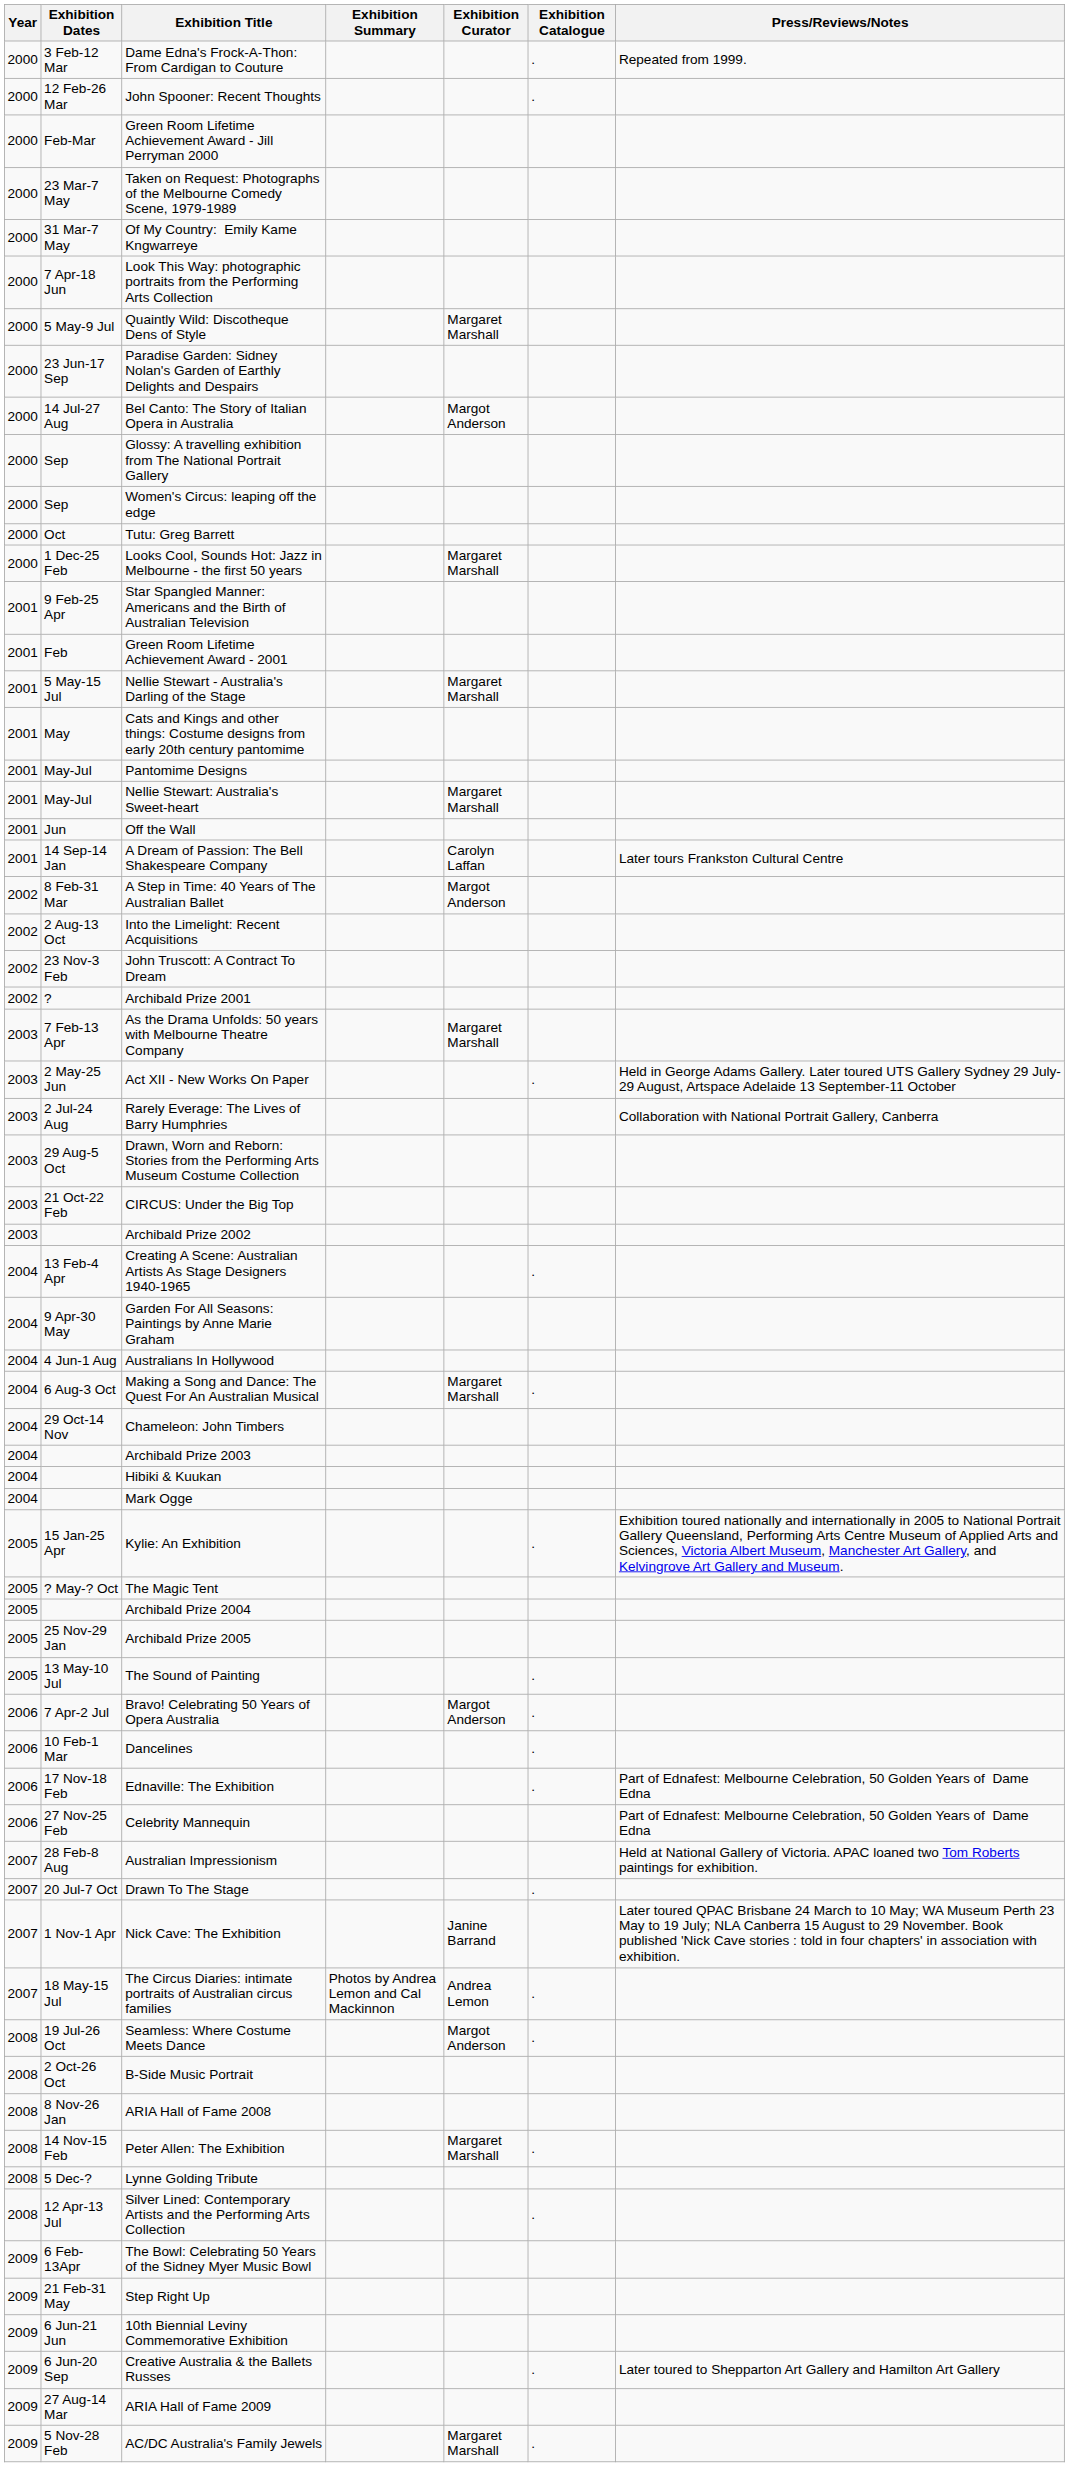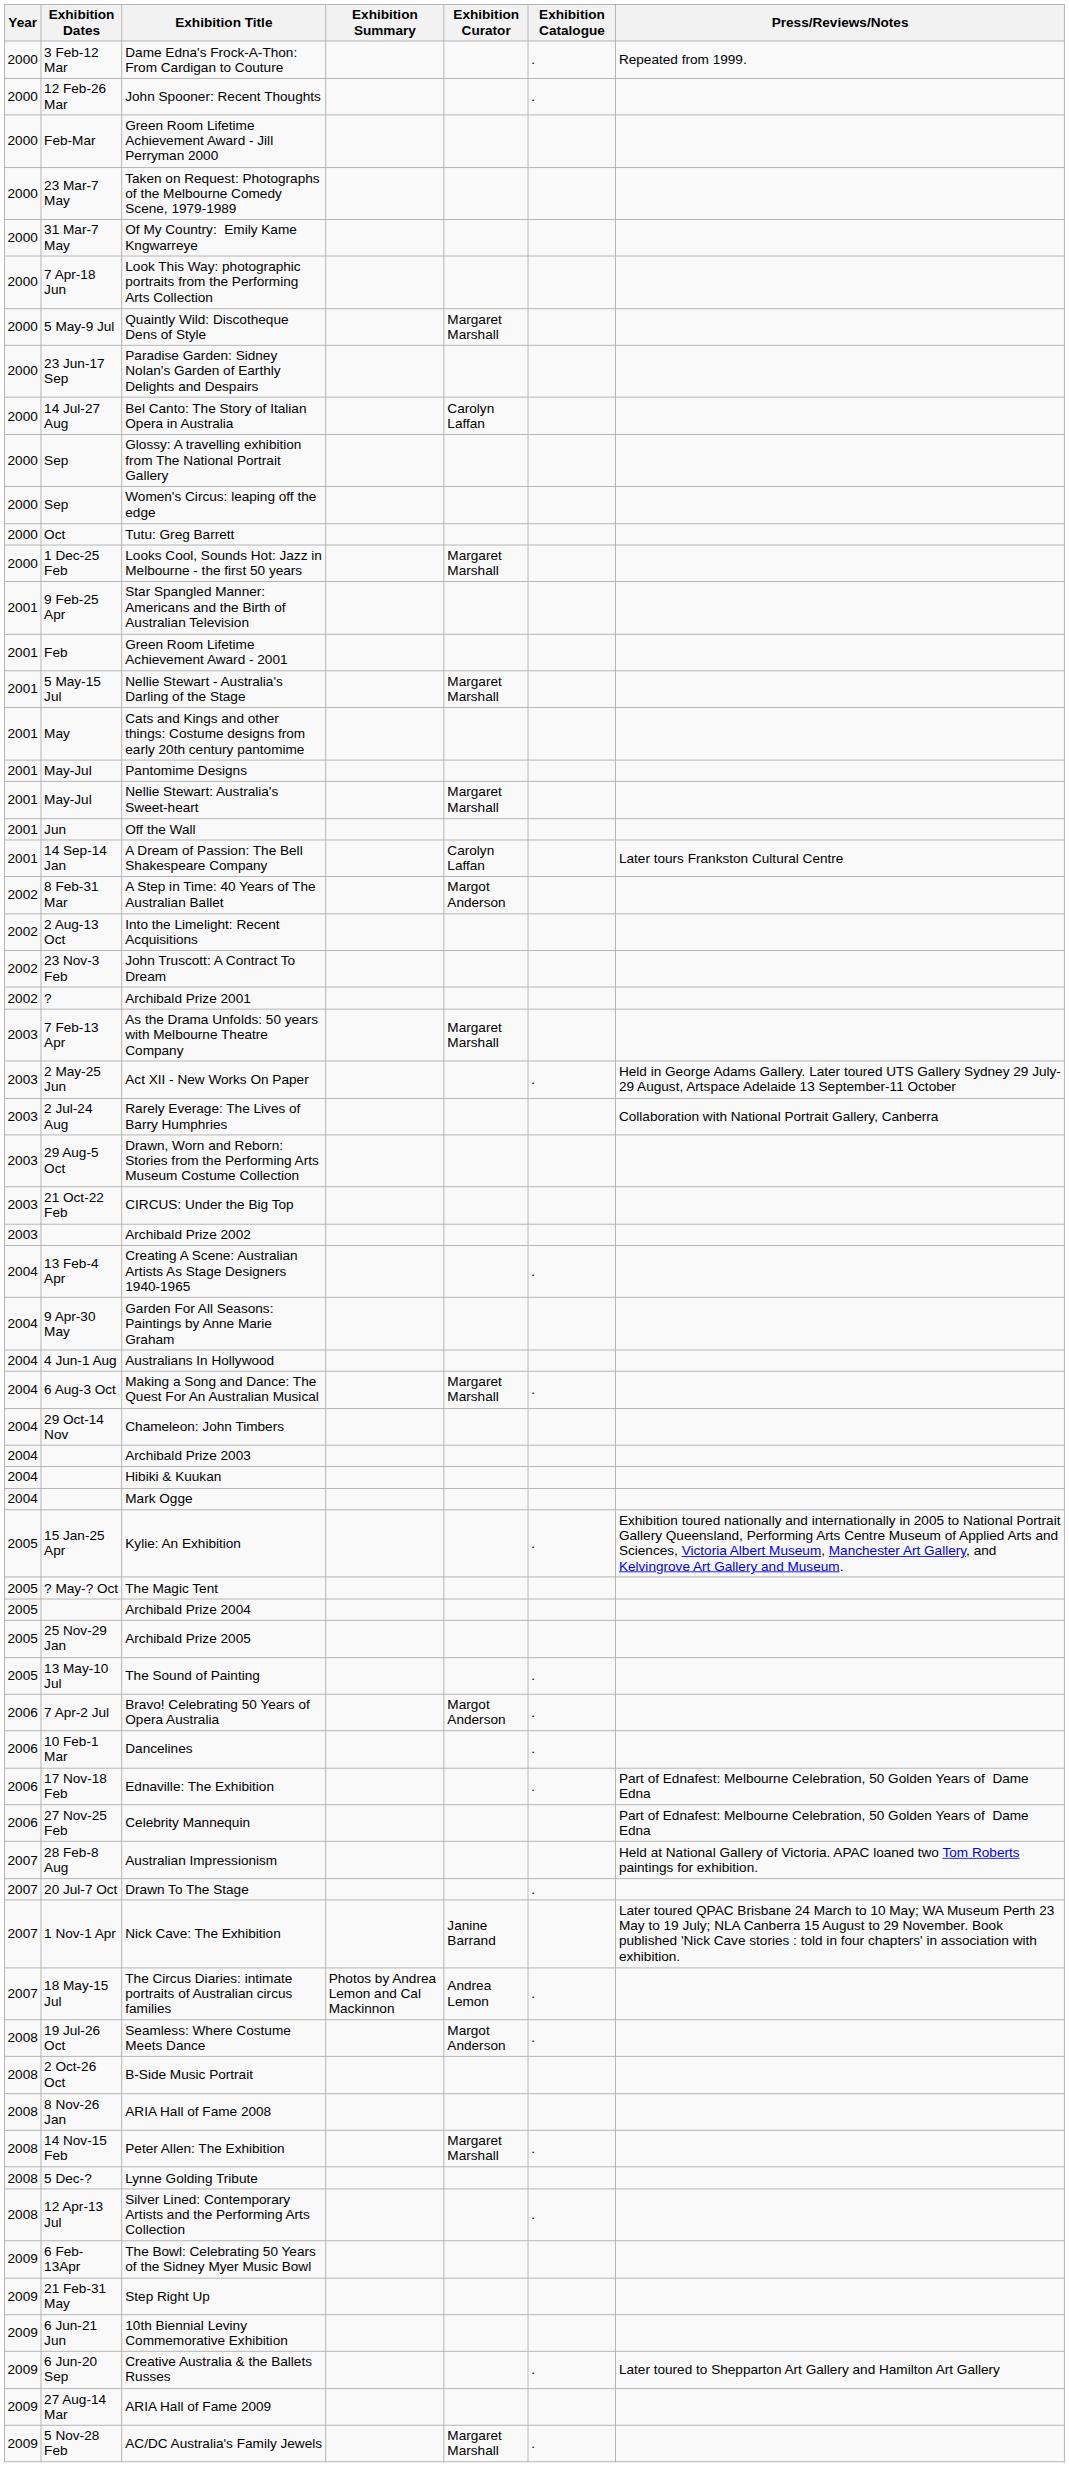(476, 415) Margot Anderson -> (471, 415) Carolyn Laffan
